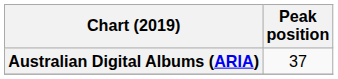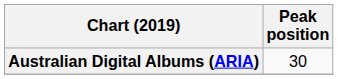(298, 61) 37 -> (298, 61) 30
